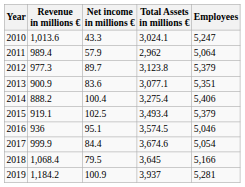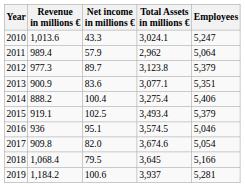(41, 144) 999.9 -> (41, 144) 909.8
(93, 144) 84.4 -> (93, 144) 82.0
(96, 175) 100.9 -> (96, 175) 100.6
